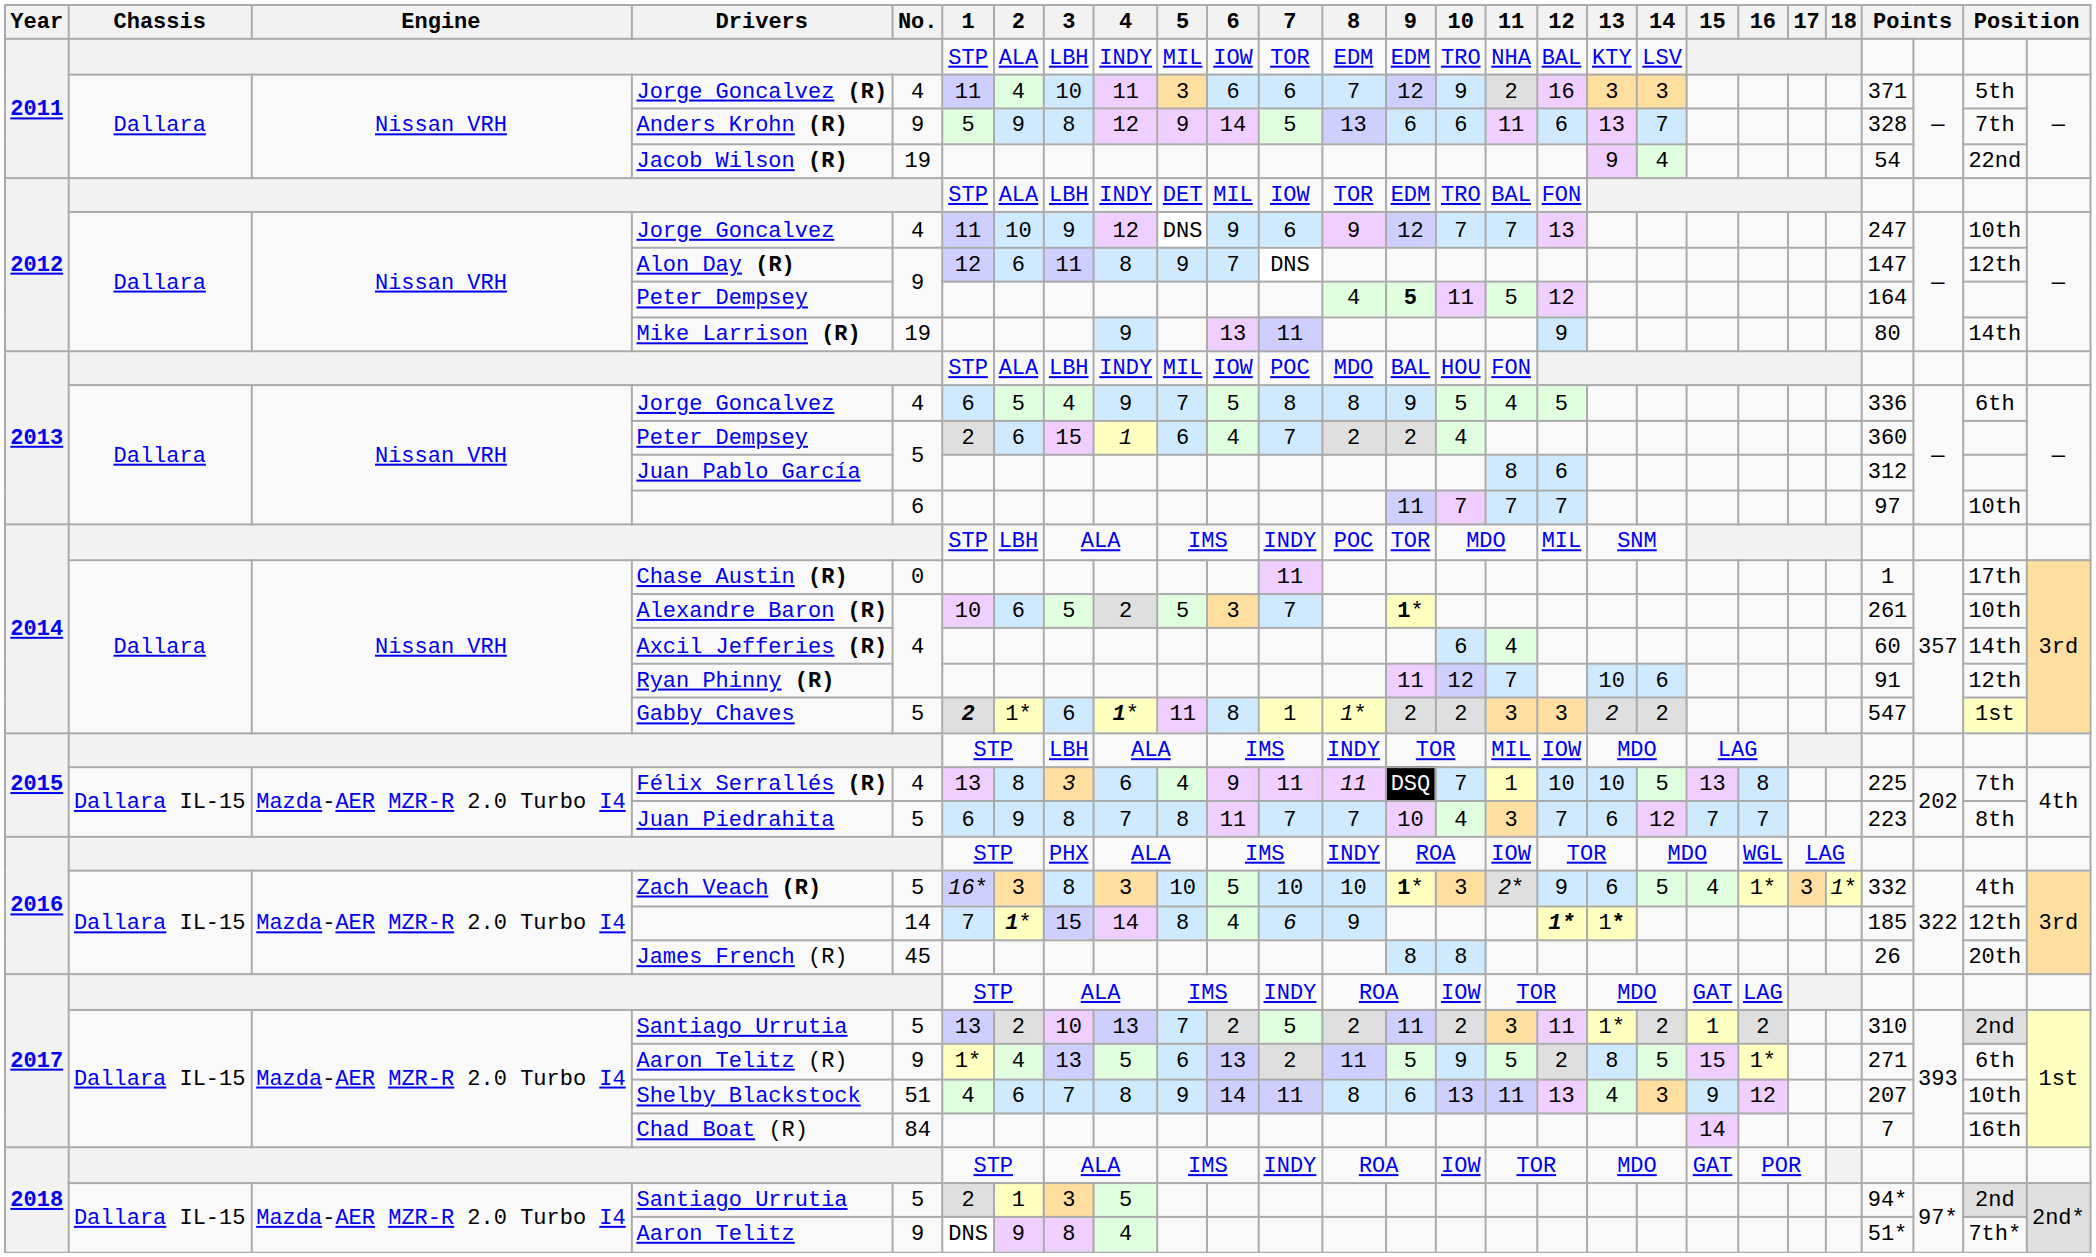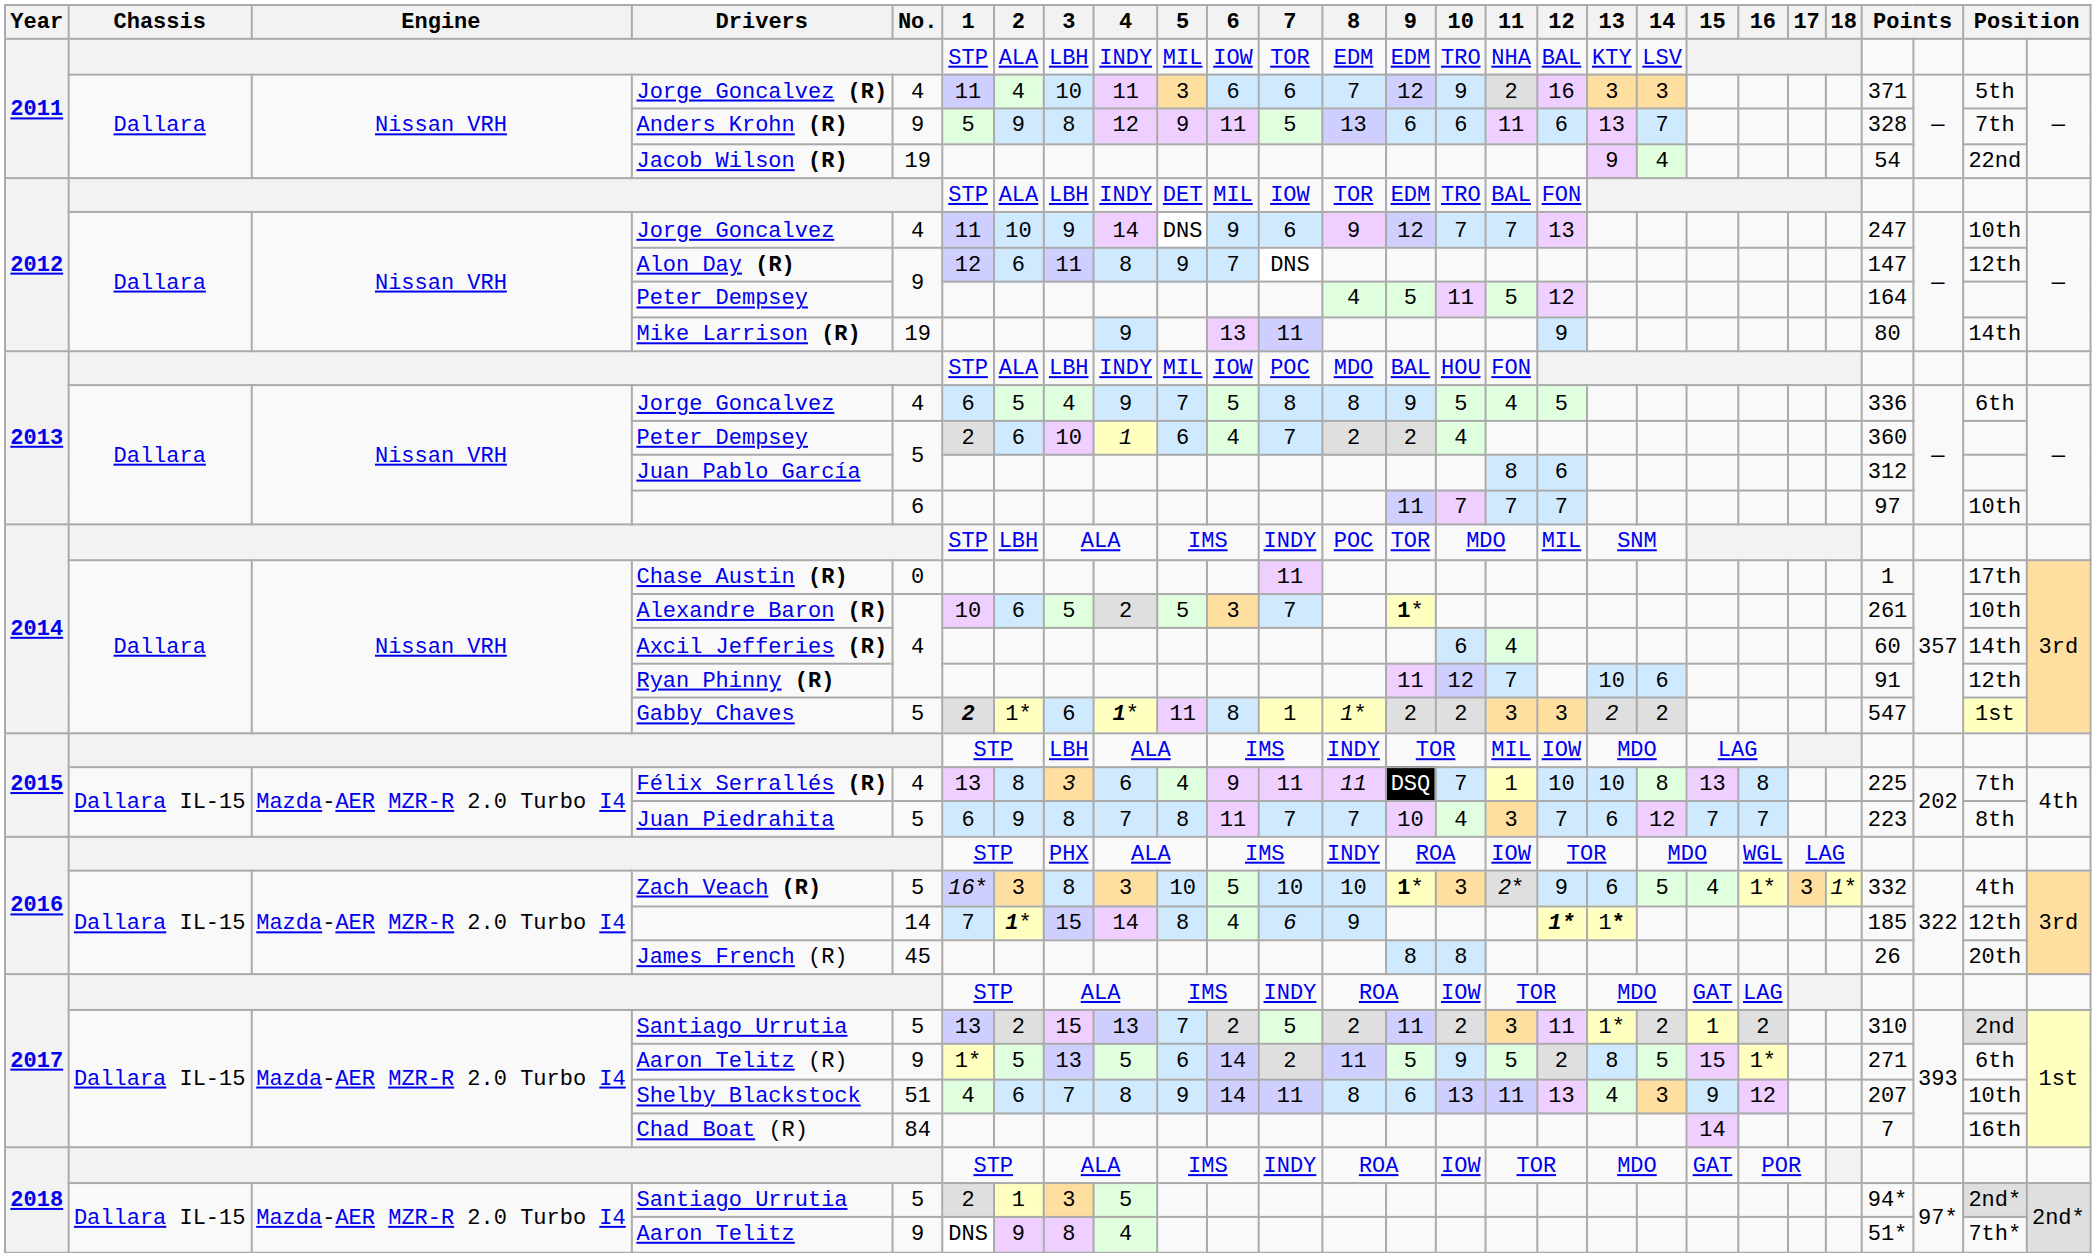(1233, 126) 14 -> (1233, 126) 11
(1126, 230) 12 -> (1126, 230) 14
(1410, 299) bold -> (1410, 299) normal
(1069, 438) 15 -> (1069, 438) 10
(1662, 784) 5 -> (1662, 784) 8
(1069, 1027) 10 -> (1069, 1027) 15
(1018, 1062) 4 -> (1018, 1062) 5
(1233, 1062) 13 -> (1233, 1062) 14
(1995, 1200) 2nd -> (1995, 1200) 2nd*
